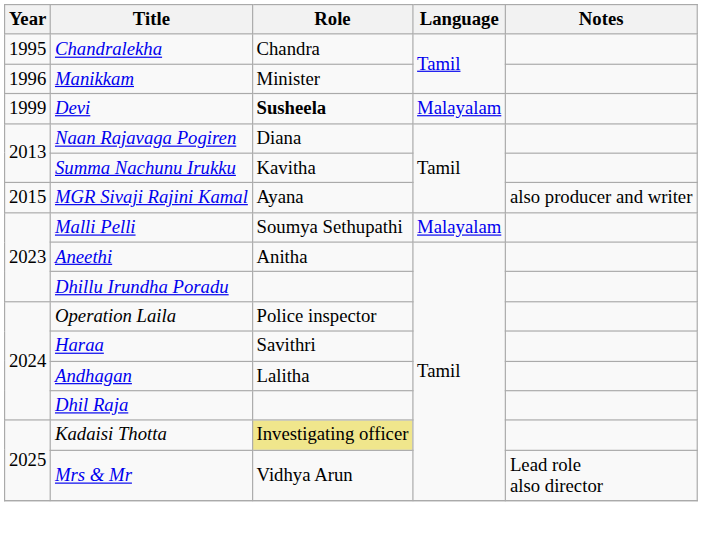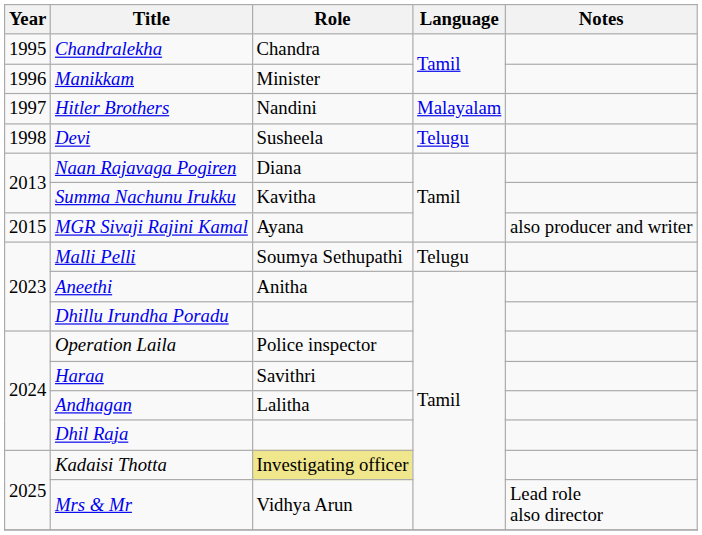+ row: (112, 108)
(28, 108) 1999 -> (28, 138) 1998
(291, 108) bold -> (290, 138) normal
(459, 108) Malayalam -> (443, 138) Telugu
(459, 227) Malayalam -> (443, 256) Telugu
